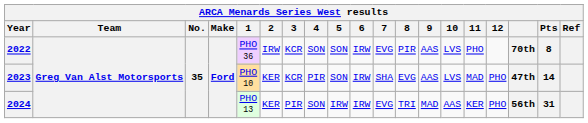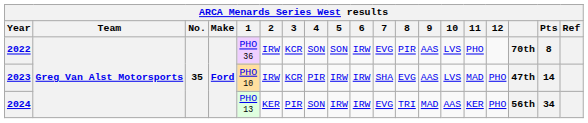(271, 77) KER -> (271, 77) IRW
(339, 77) SON -> (339, 77) IRW
(549, 104) 31 -> (549, 104) 34
